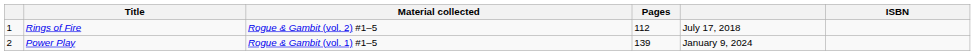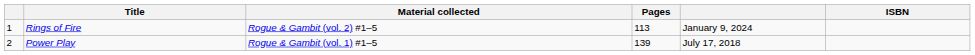(642, 27) 112 -> (642, 27) 113
(712, 27) July 17, 2018 -> (717, 27) January 9, 2024
(717, 43) January 9, 2024 -> (712, 43) July 17, 2018
